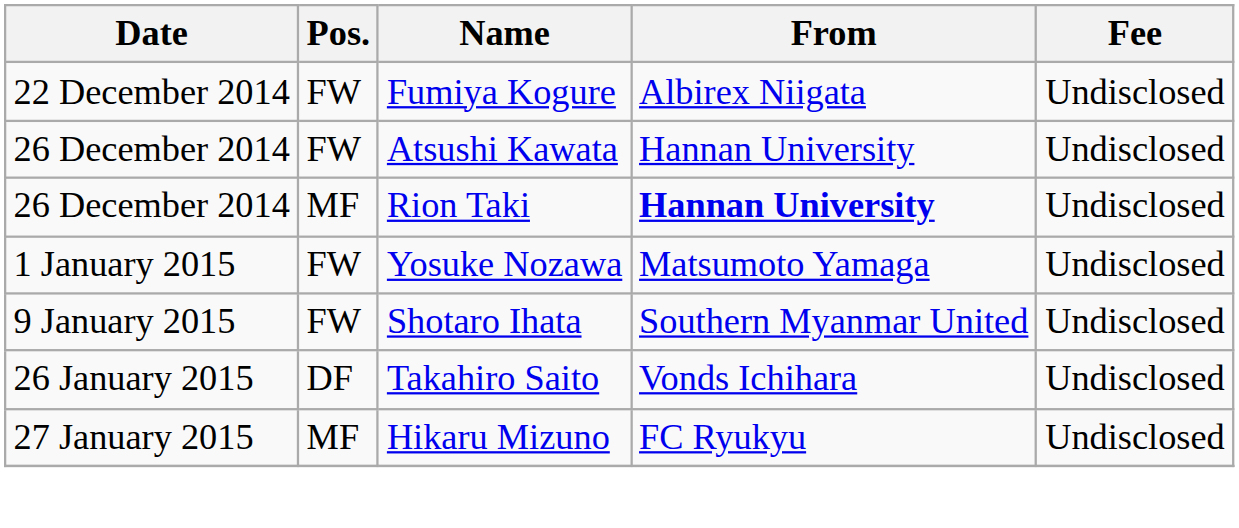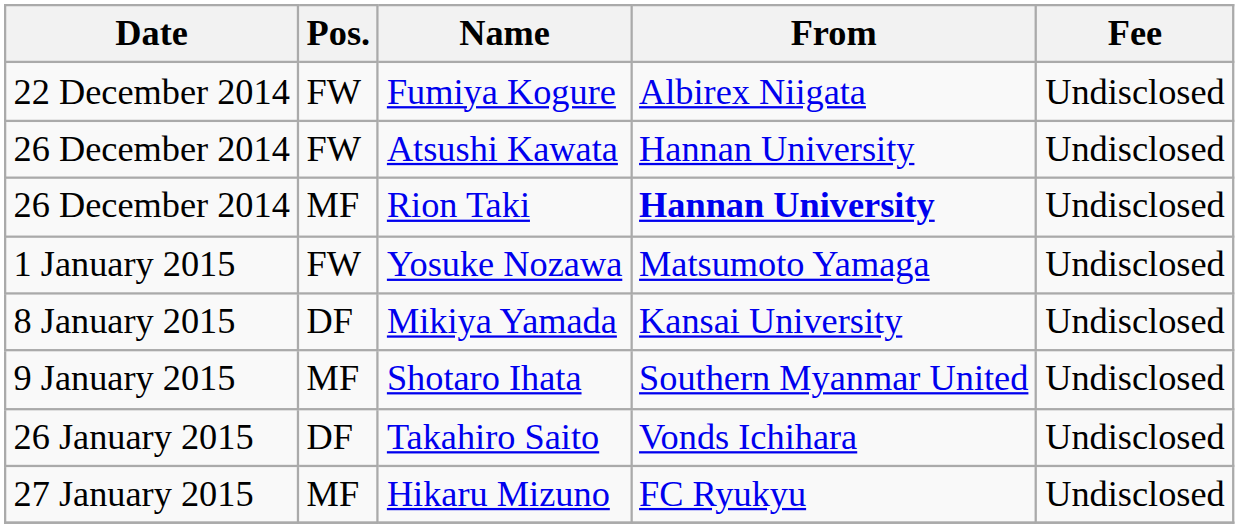+ row: (502, 321)
(334, 321) FW -> (333, 378) MF
